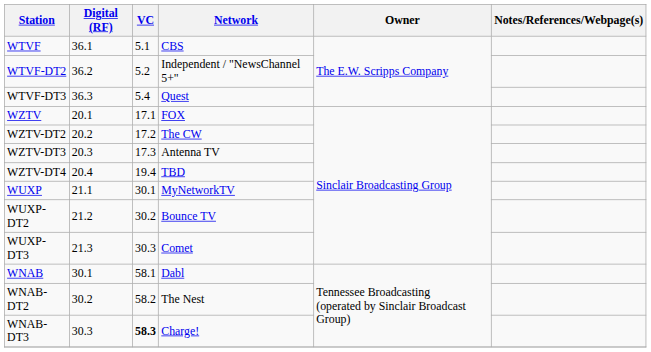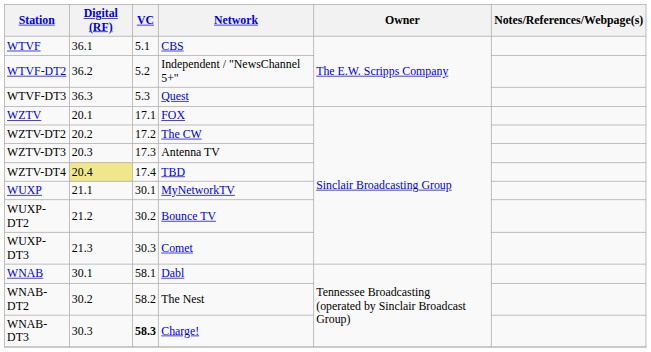(142, 96) 5.4 -> (142, 96) 5.3
(82, 171) no background -> (82, 171) khaki background
(145, 171) 19.4 -> (145, 171) 17.4
